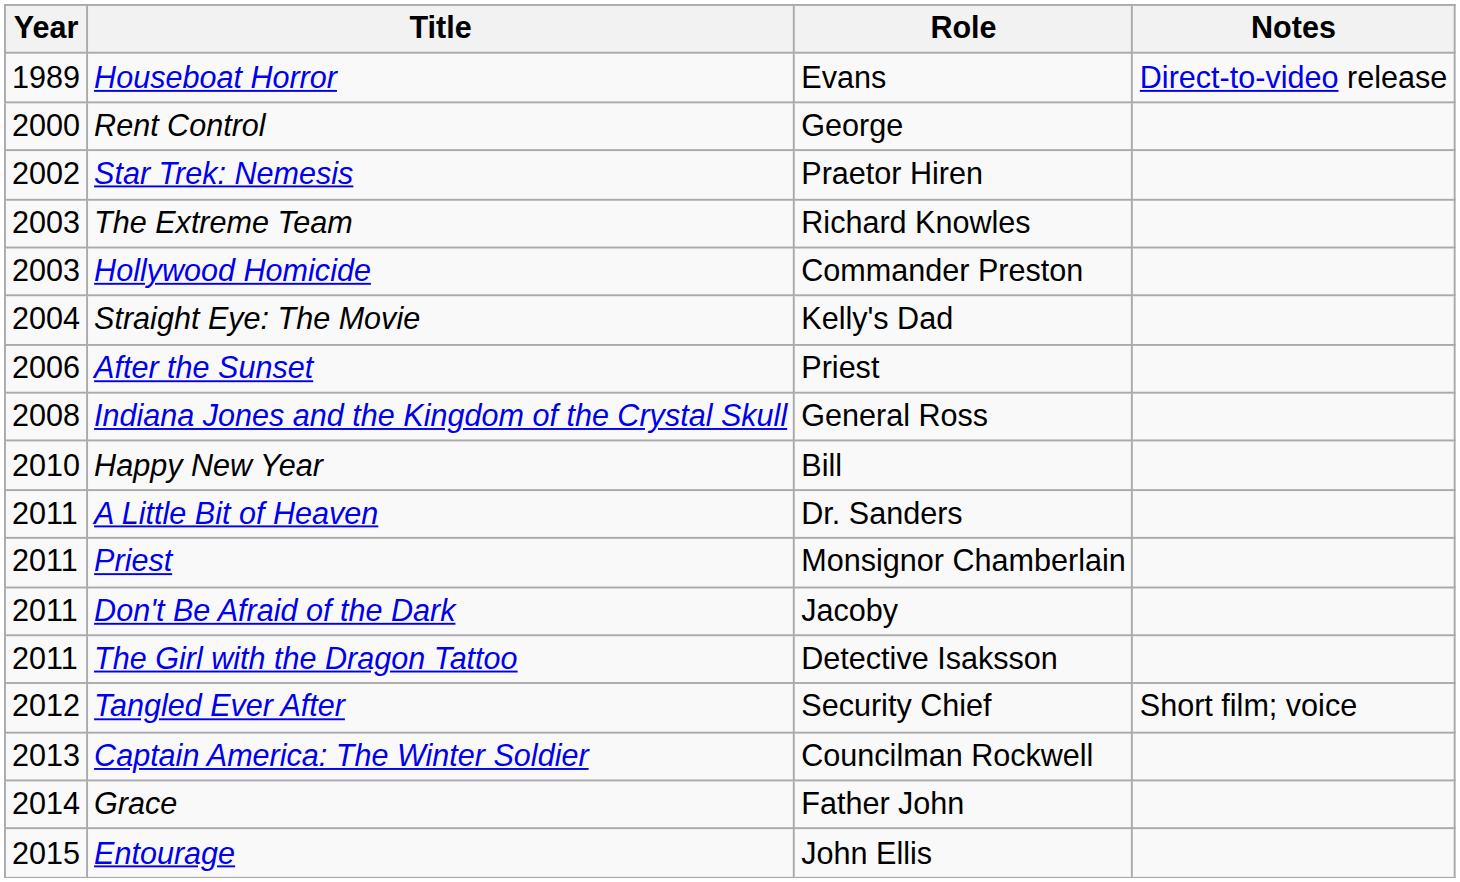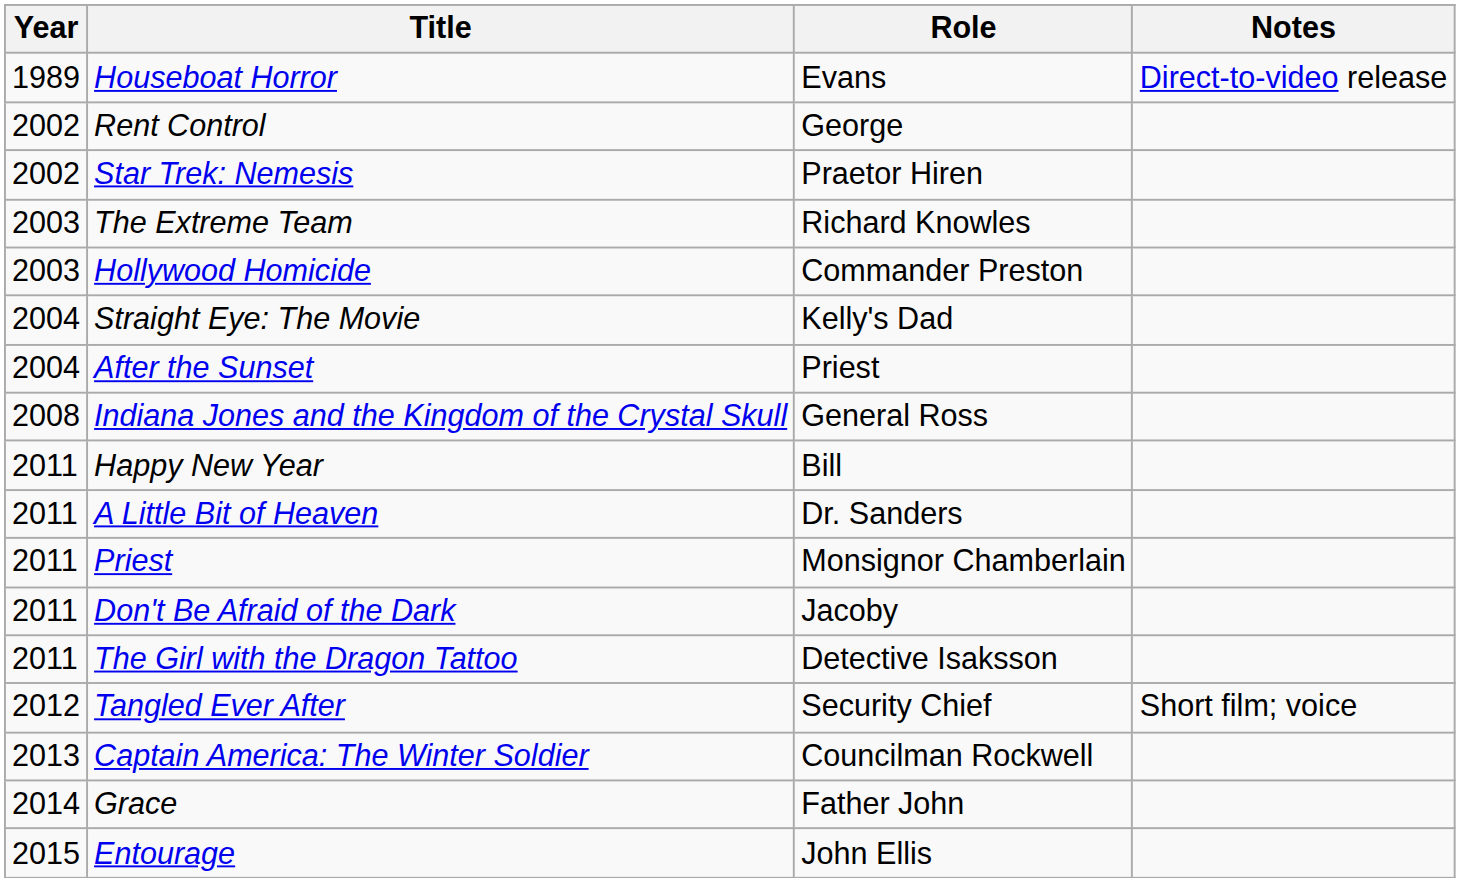(46, 125) 2000 -> (46, 125) 2002
(46, 367) 2006 -> (46, 367) 2004
(46, 464) 2010 -> (45, 464) 2011
